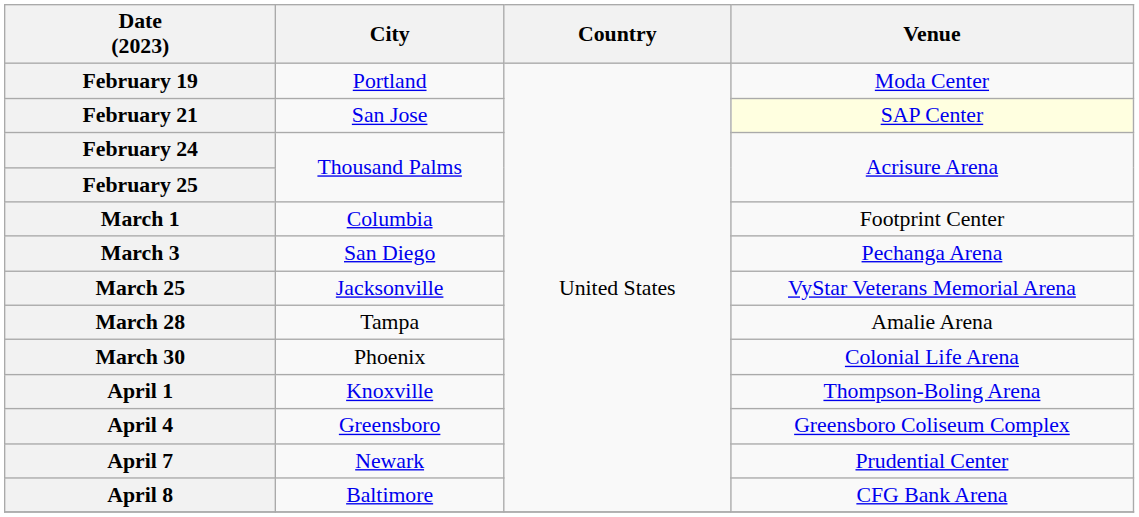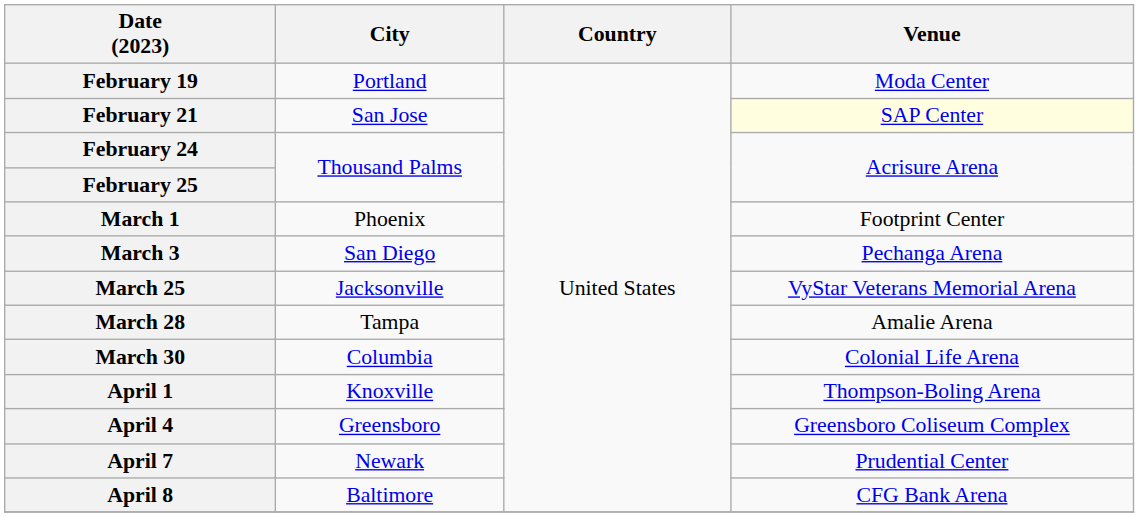(390, 218) Columbia -> (390, 218) Phoenix
(390, 356) Phoenix -> (390, 356) Columbia
